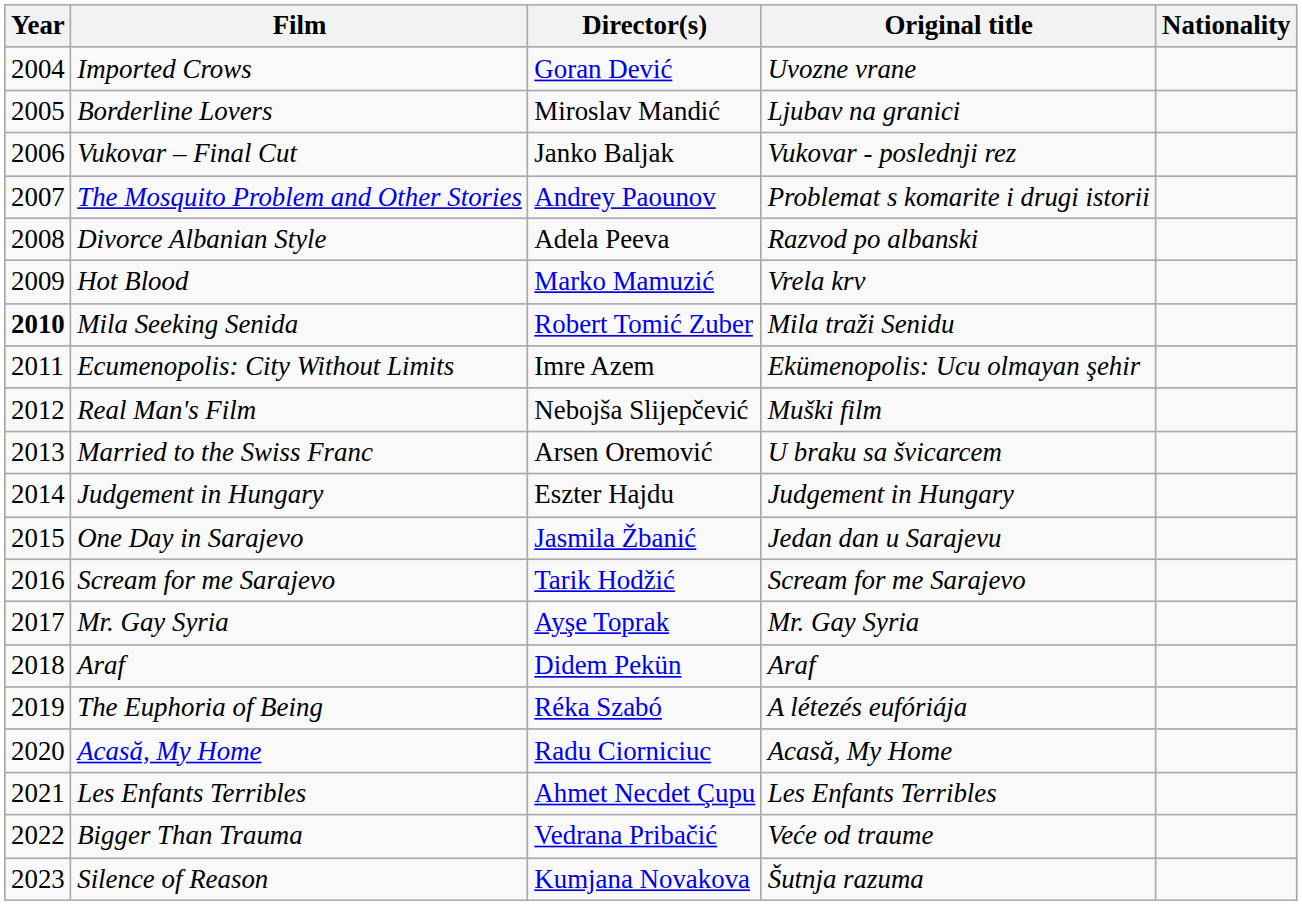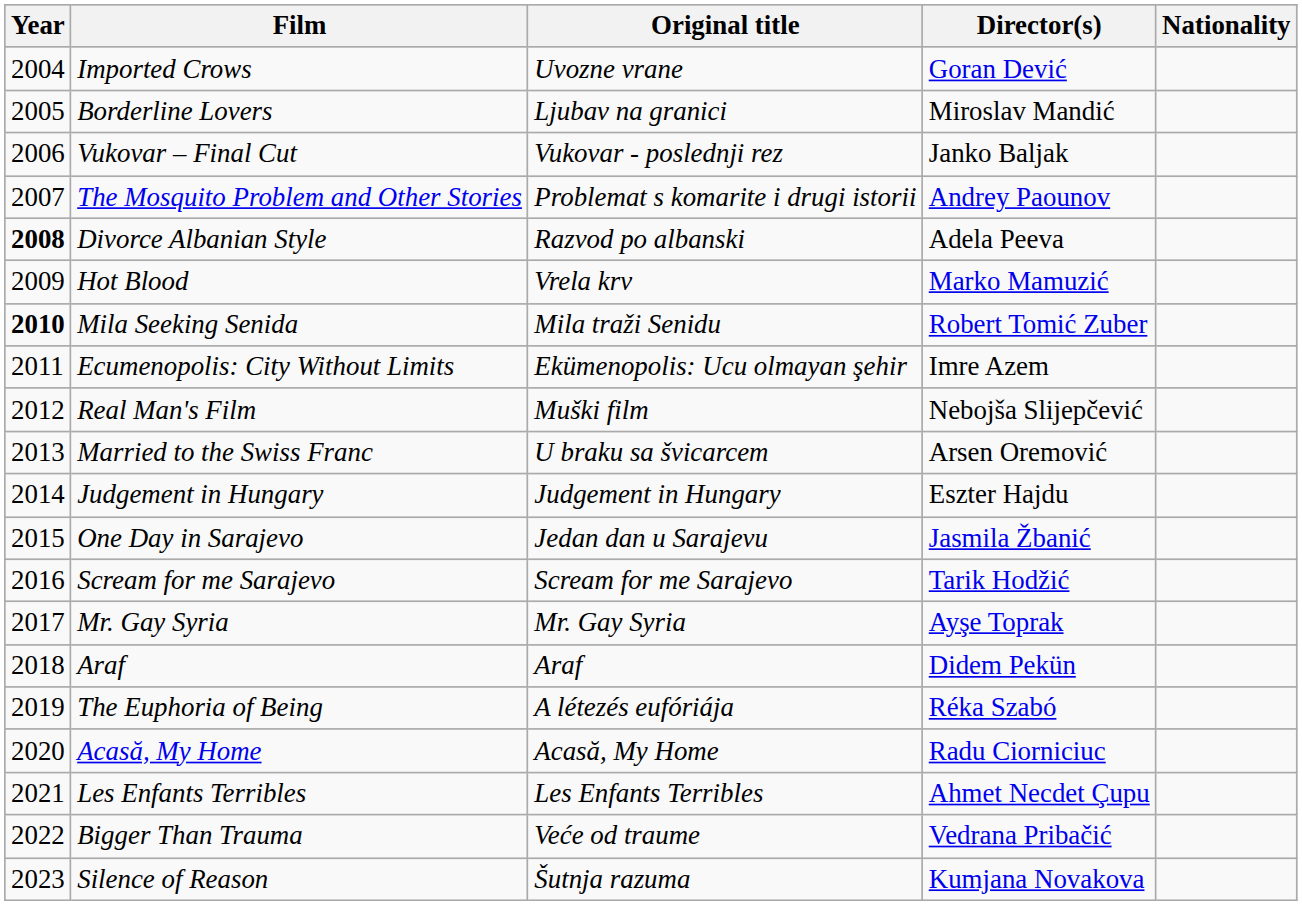columns swapped: (959, 25) <-> (645, 25)
(38, 238) normal -> (38, 238) bold
